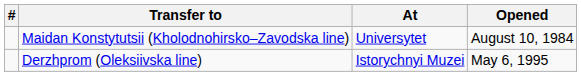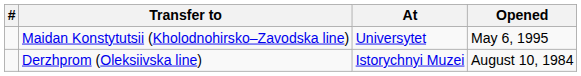(522, 37) August 10, 1984 -> (510, 37) May 6, 1995
(510, 60) May 6, 1995 -> (522, 60) August 10, 1984
